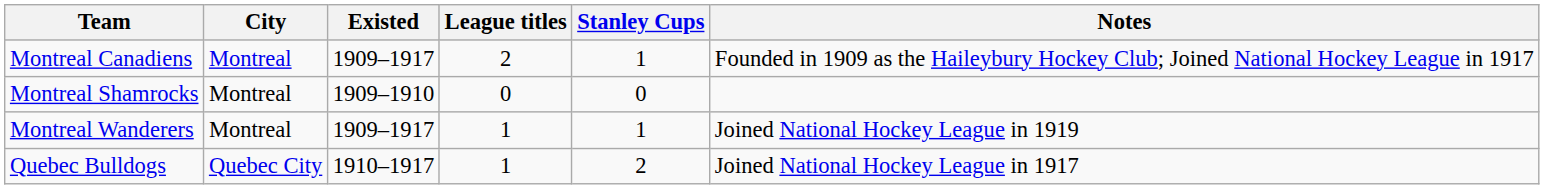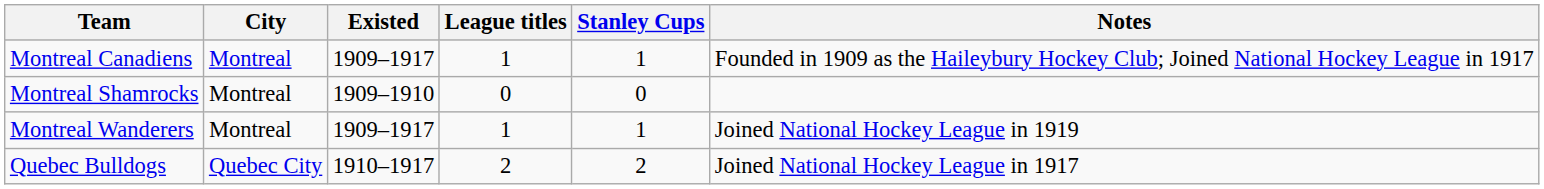(506, 58) 2 -> (506, 58) 1
(506, 165) 1 -> (506, 165) 2
